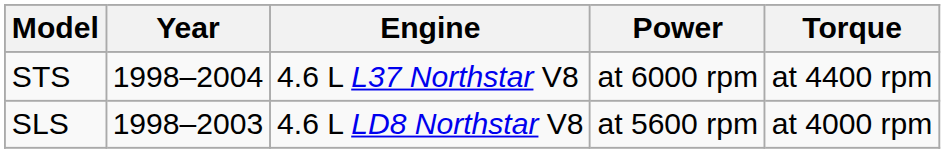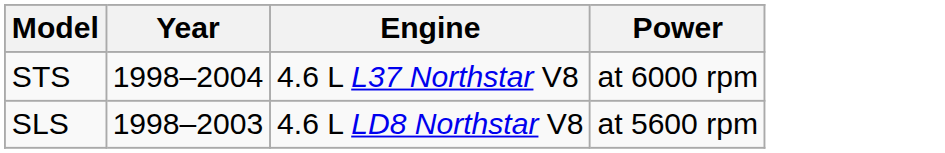- column: (852, 28)
